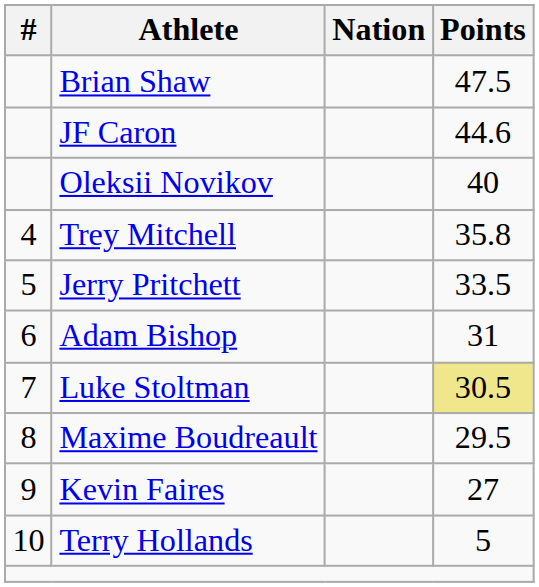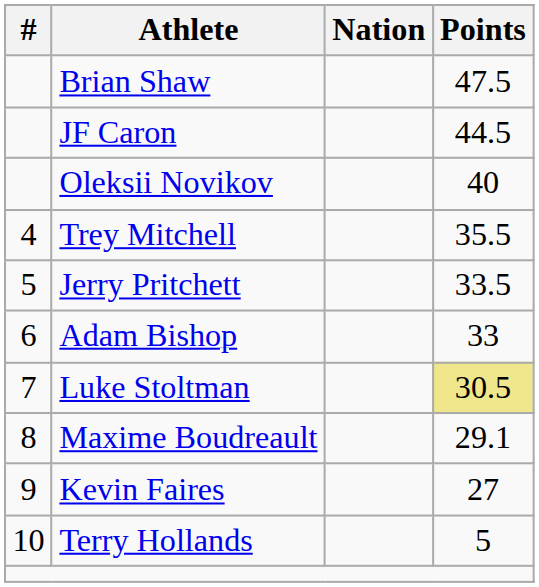(483, 132) 44.6 -> (483, 132) 44.5
(483, 234) 35.8 -> (483, 234) 35.5
(483, 336) 31 -> (483, 336) 33
(483, 438) 29.5 -> (483, 438) 29.1
